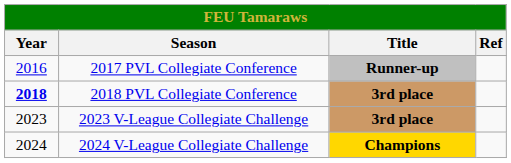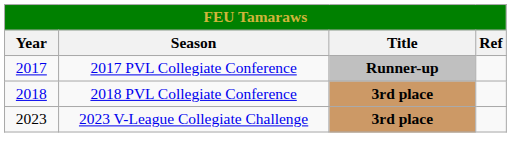(31, 68) 2016 -> (31, 68) 2017
(31, 94) bold -> (31, 94) normal
- row: (194, 145)
